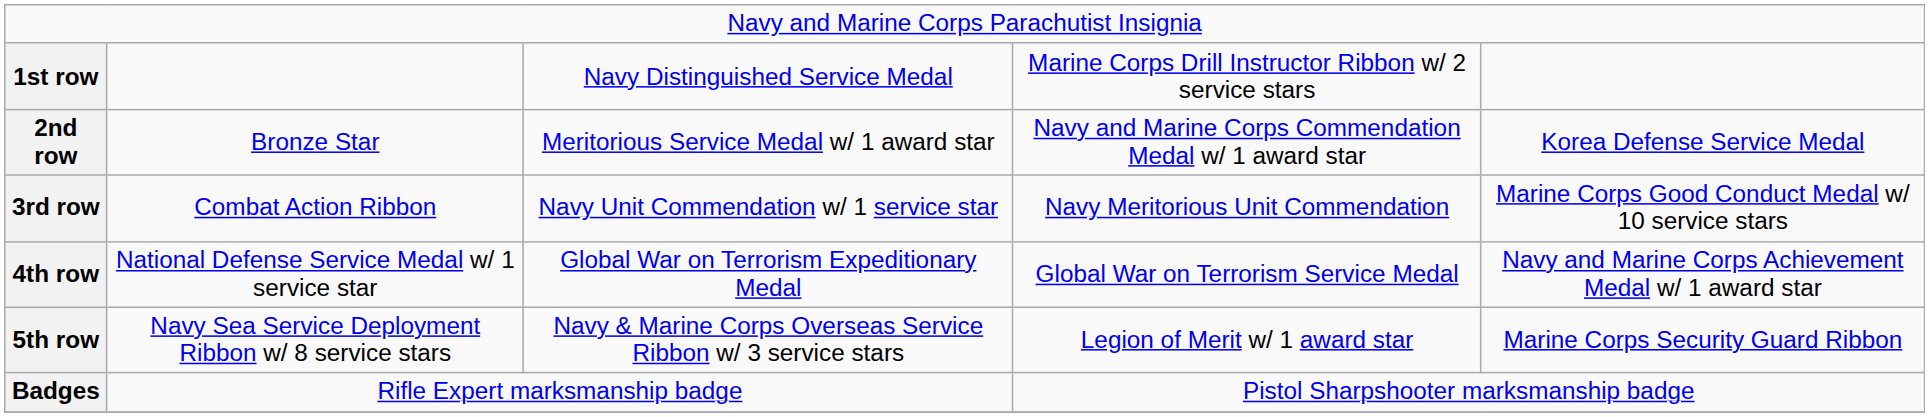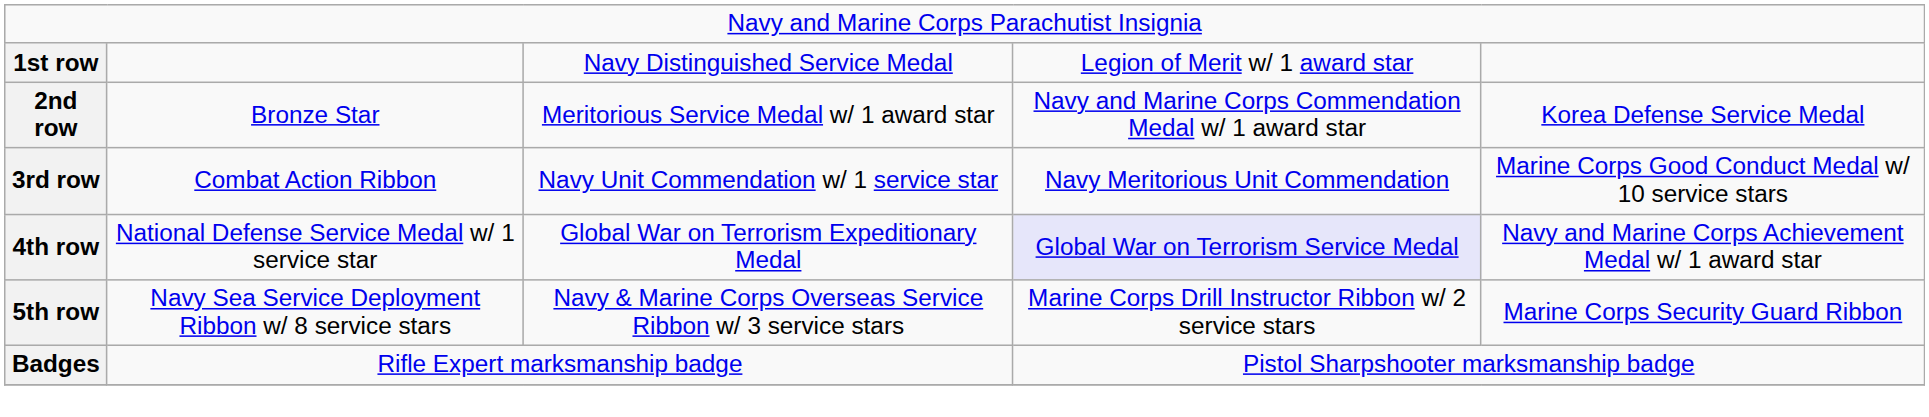(1247, 76) Marine Corps Drill Instructor Ribbon w/ 2 service stars -> (1247, 62) Legion of Merit w/ 1 award star
(1247, 273) no background -> (1247, 246) lavender background
(1247, 339) Legion of Merit w/ 1 award star -> (1247, 312) Marine Corps Drill Instructor Ribbon w/ 2 service stars
